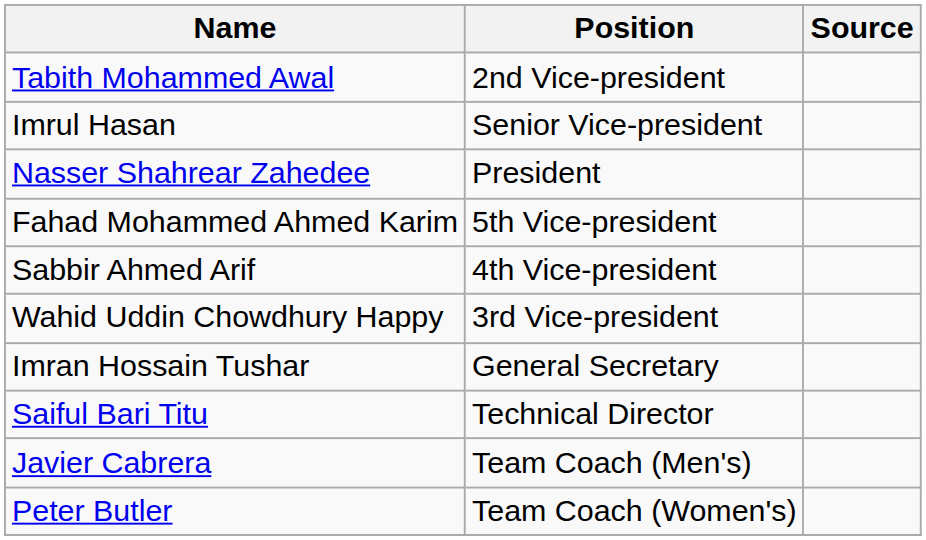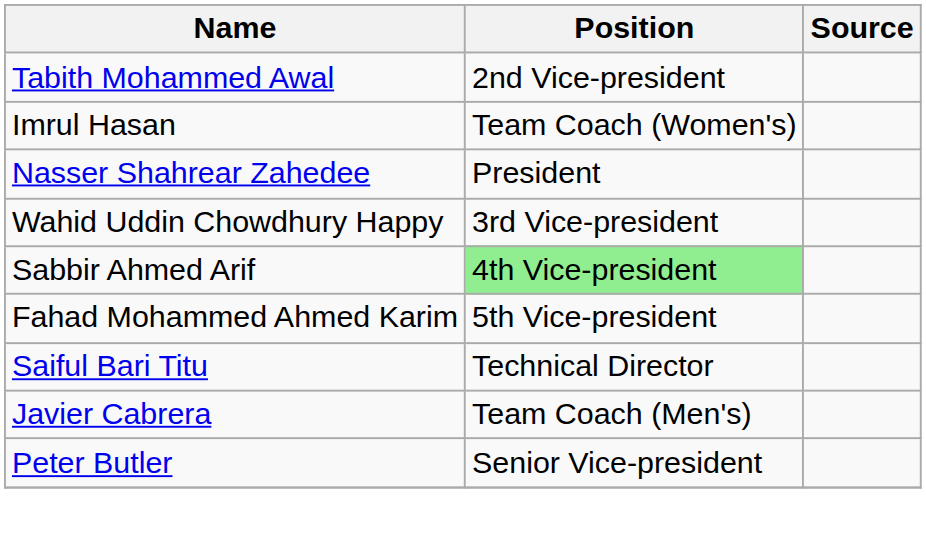(617, 125) Senior Vice-president -> (634, 125) Team Coach (Women's)
rows swapped: (228, 317) <-> (235, 221)
(594, 269) no background -> (594, 269) lightgreen background
- row: (161, 366)
(634, 510) Team Coach (Women's) -> (617, 462) Senior Vice-president
